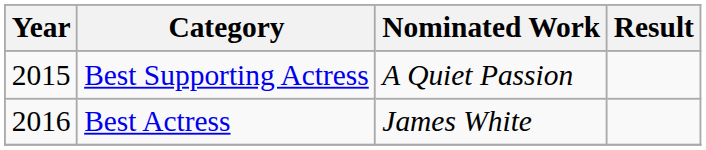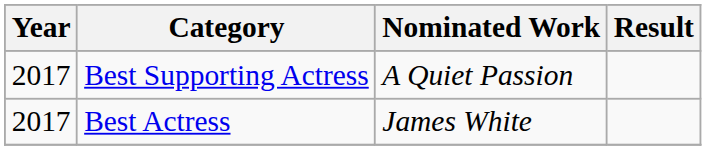(41, 74) 2015 -> (41, 74) 2017
(41, 121) 2016 -> (41, 121) 2017
